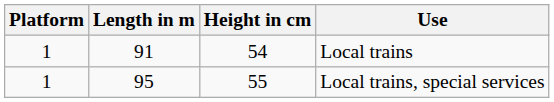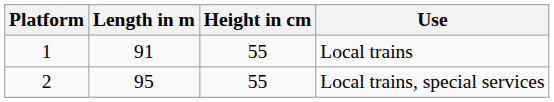(258, 50) 54 -> (258, 50) 55
(47, 81) 1 -> (47, 81) 2
